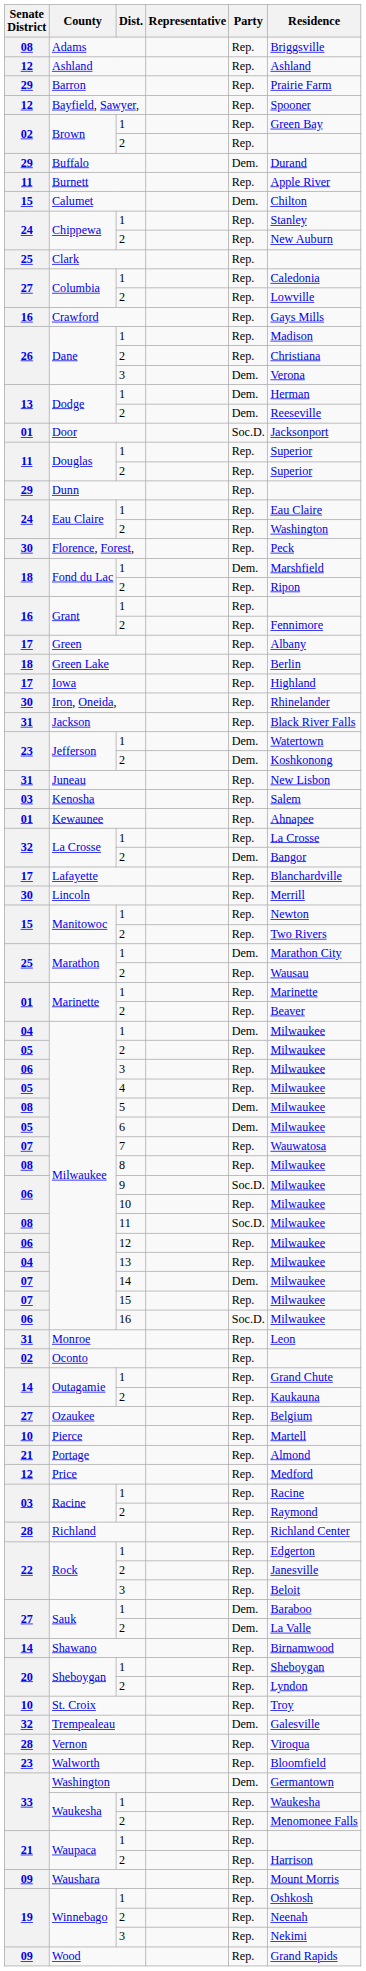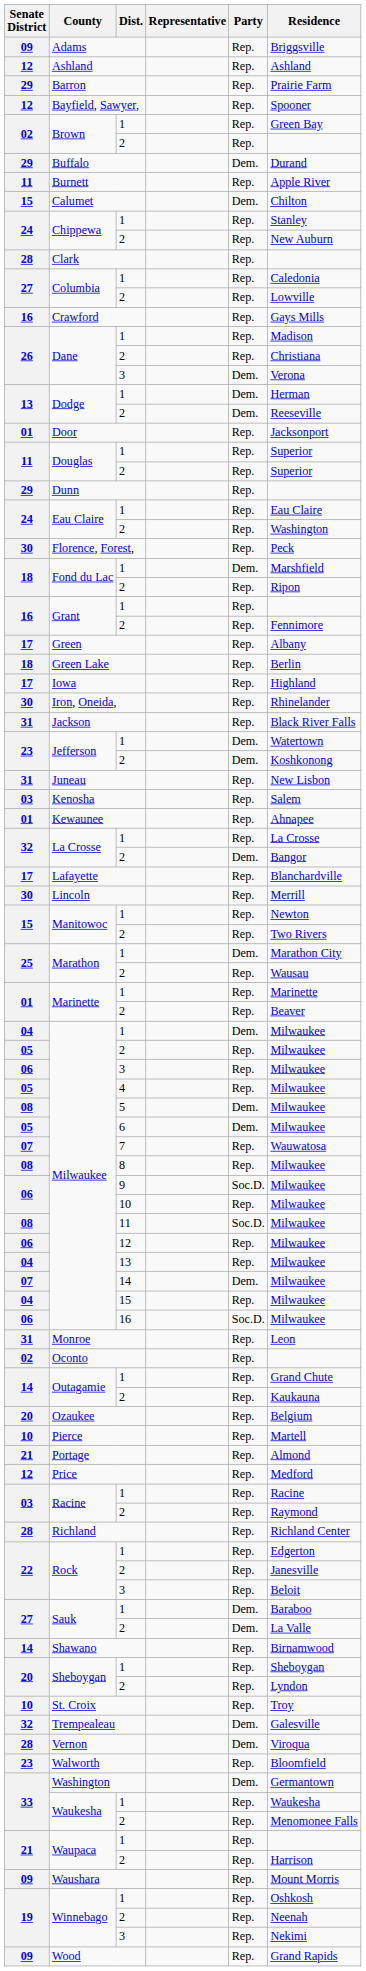(27, 47) 08 -> (27, 47) 09
(27, 259) 25 -> (27, 259) 28
(248, 432) Soc.D. -> (243, 432) Rep.
(27, 1300) 07 -> (27, 1300) 04
(27, 1416) 27 -> (27, 1416) 20
(243, 1744) Rep. -> (245, 1744) Dem.
